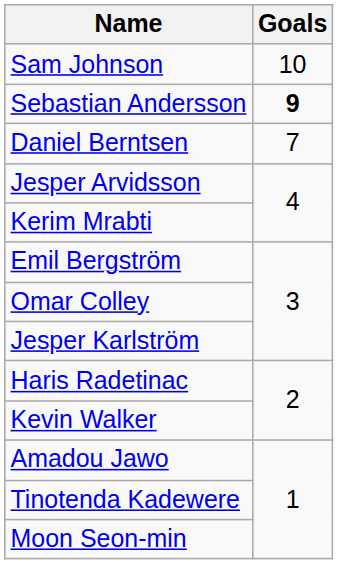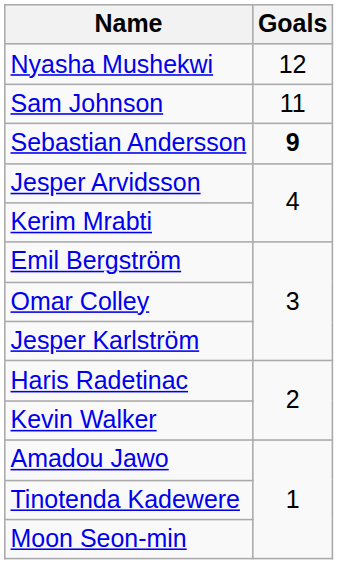+ row: (112, 63)
(293, 63) 10 -> (293, 103) 11
- row: (99, 143)
